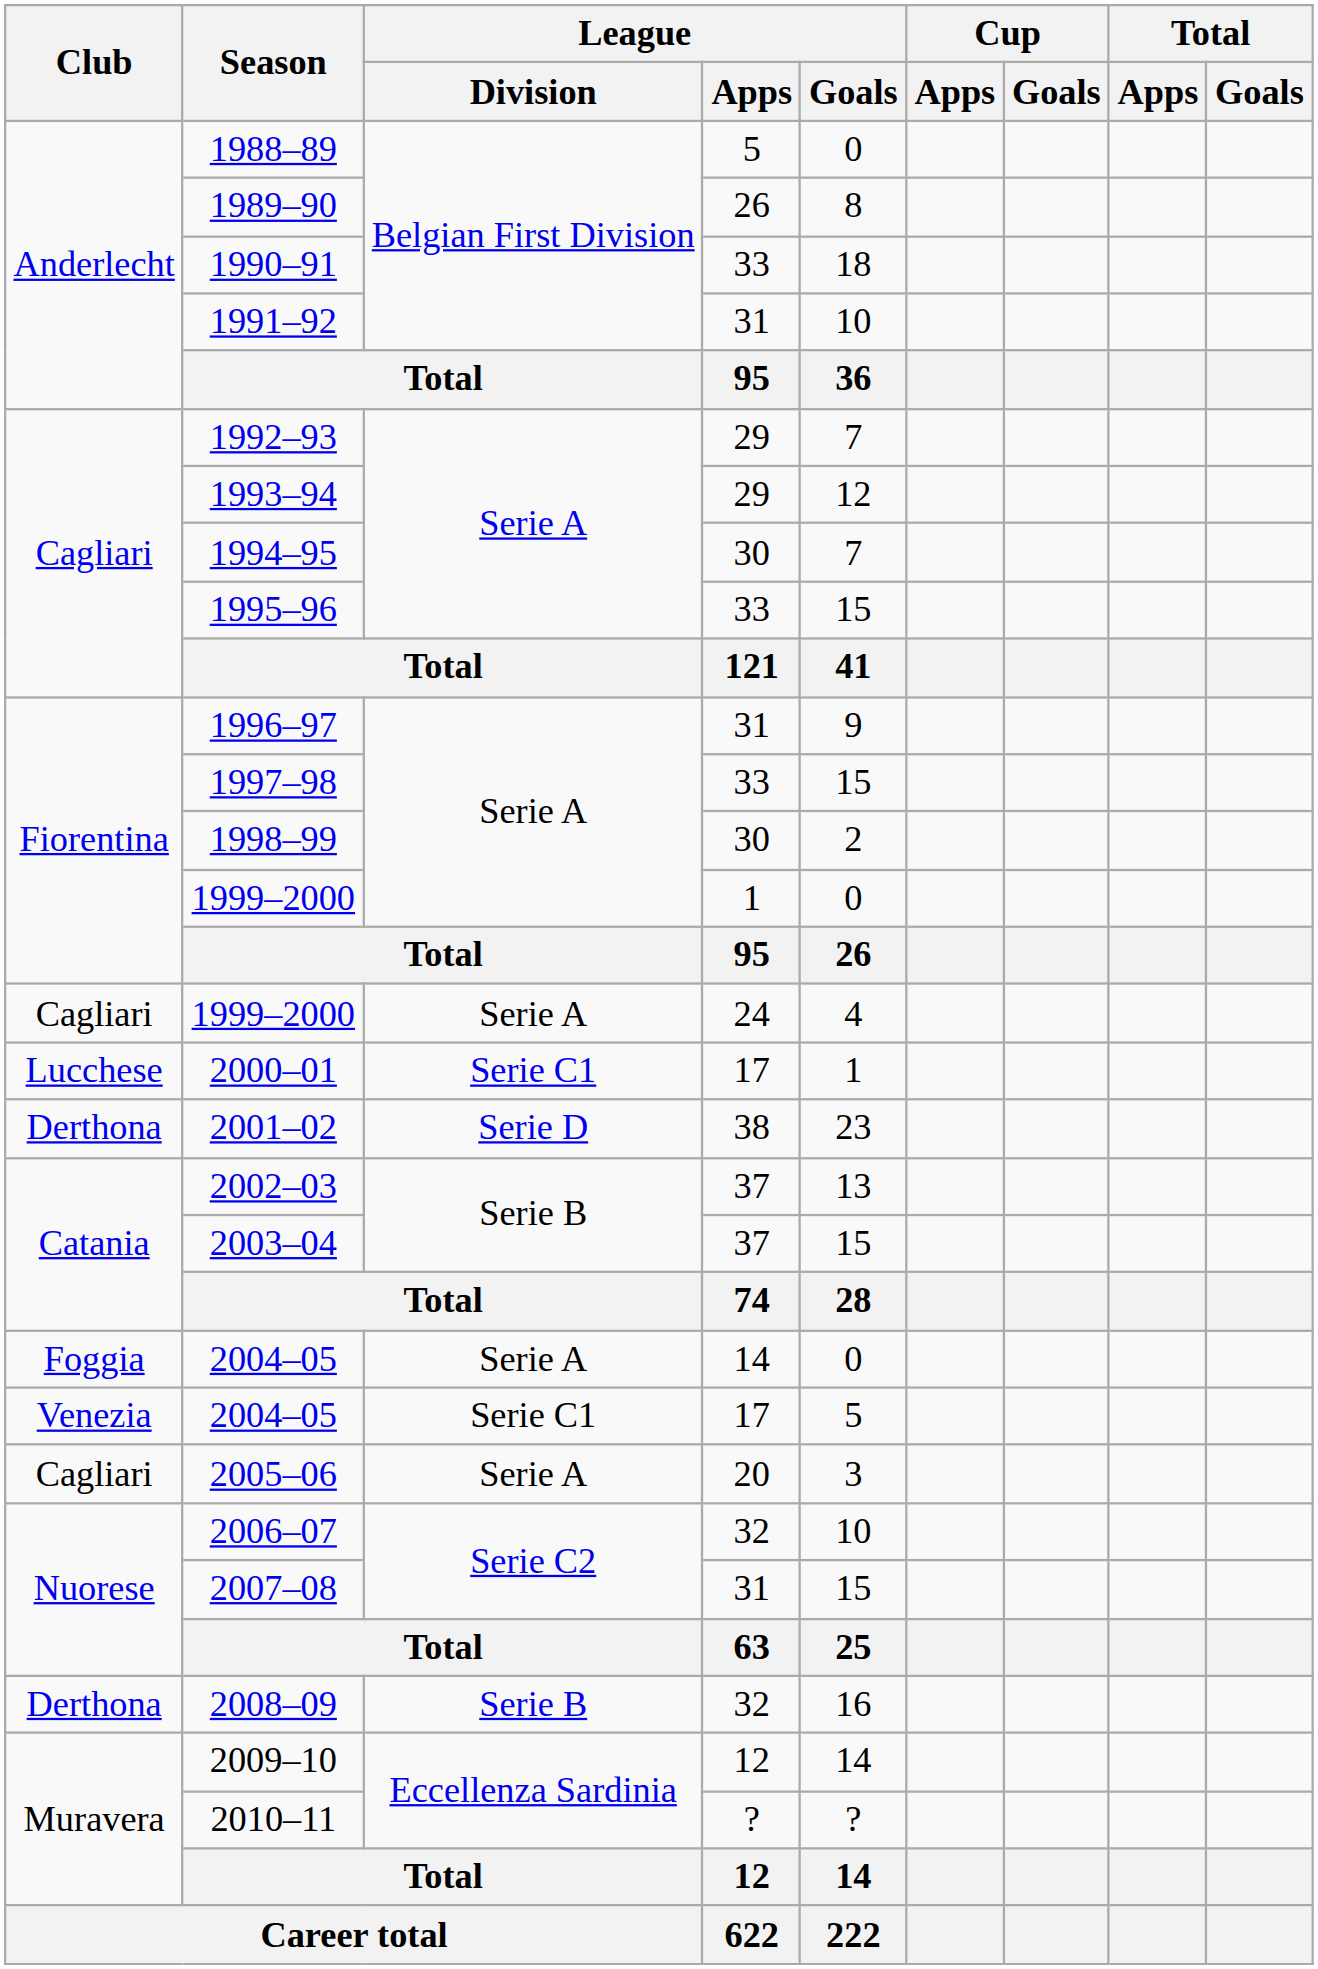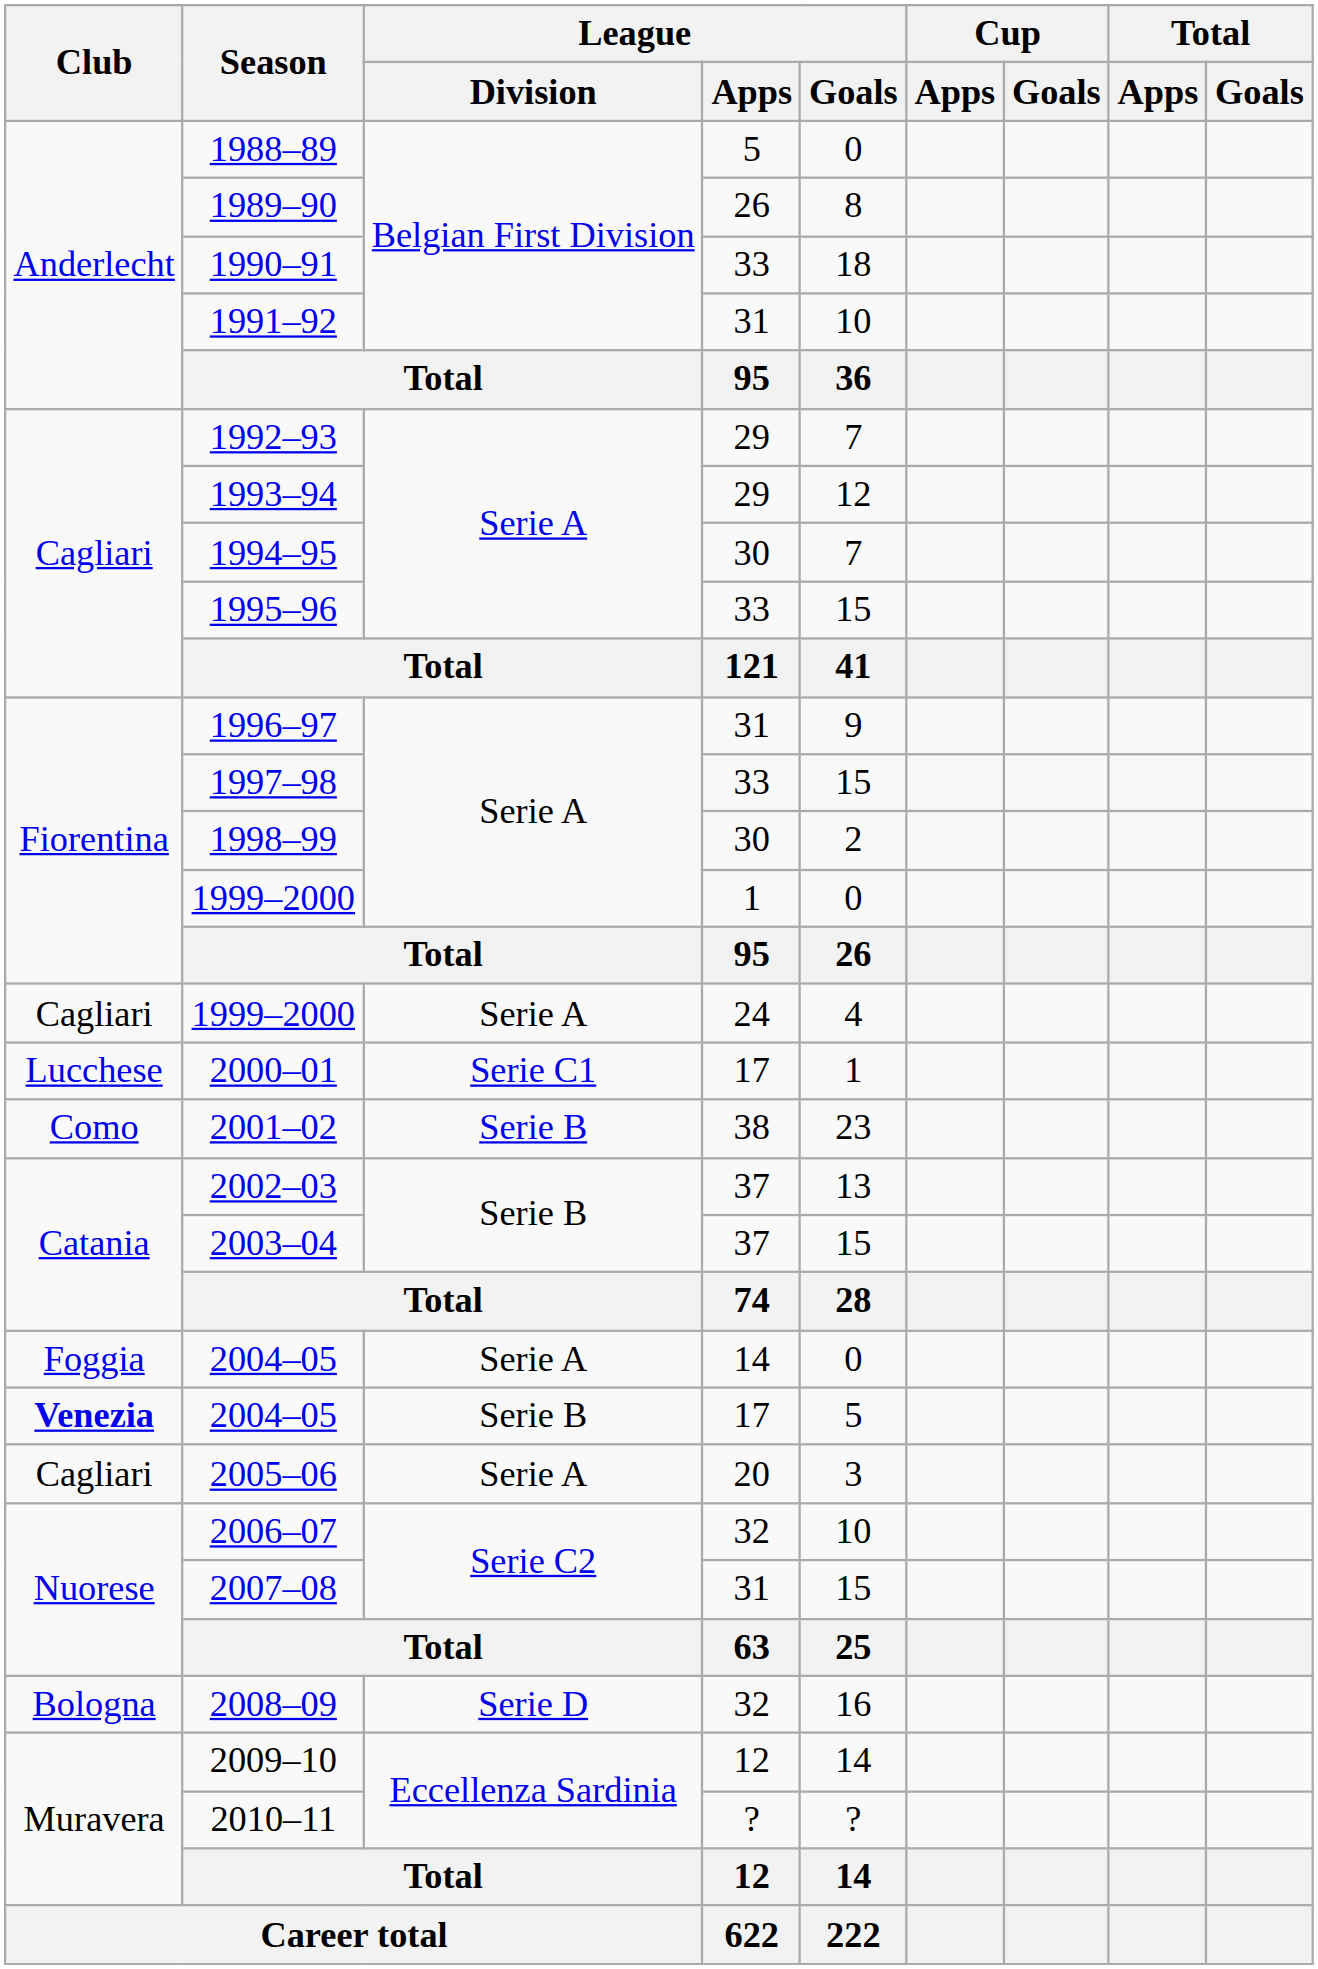(94, 1127) Derthona -> (94, 1127) Como
(533, 1127) Serie D -> (533, 1127) Serie B
(94, 1415) normal -> (94, 1415) bold
(533, 1415) Serie C1 -> (533, 1415) Serie B
(94, 1703) Derthona -> (94, 1703) Bologna
(533, 1703) Serie B -> (533, 1703) Serie D
